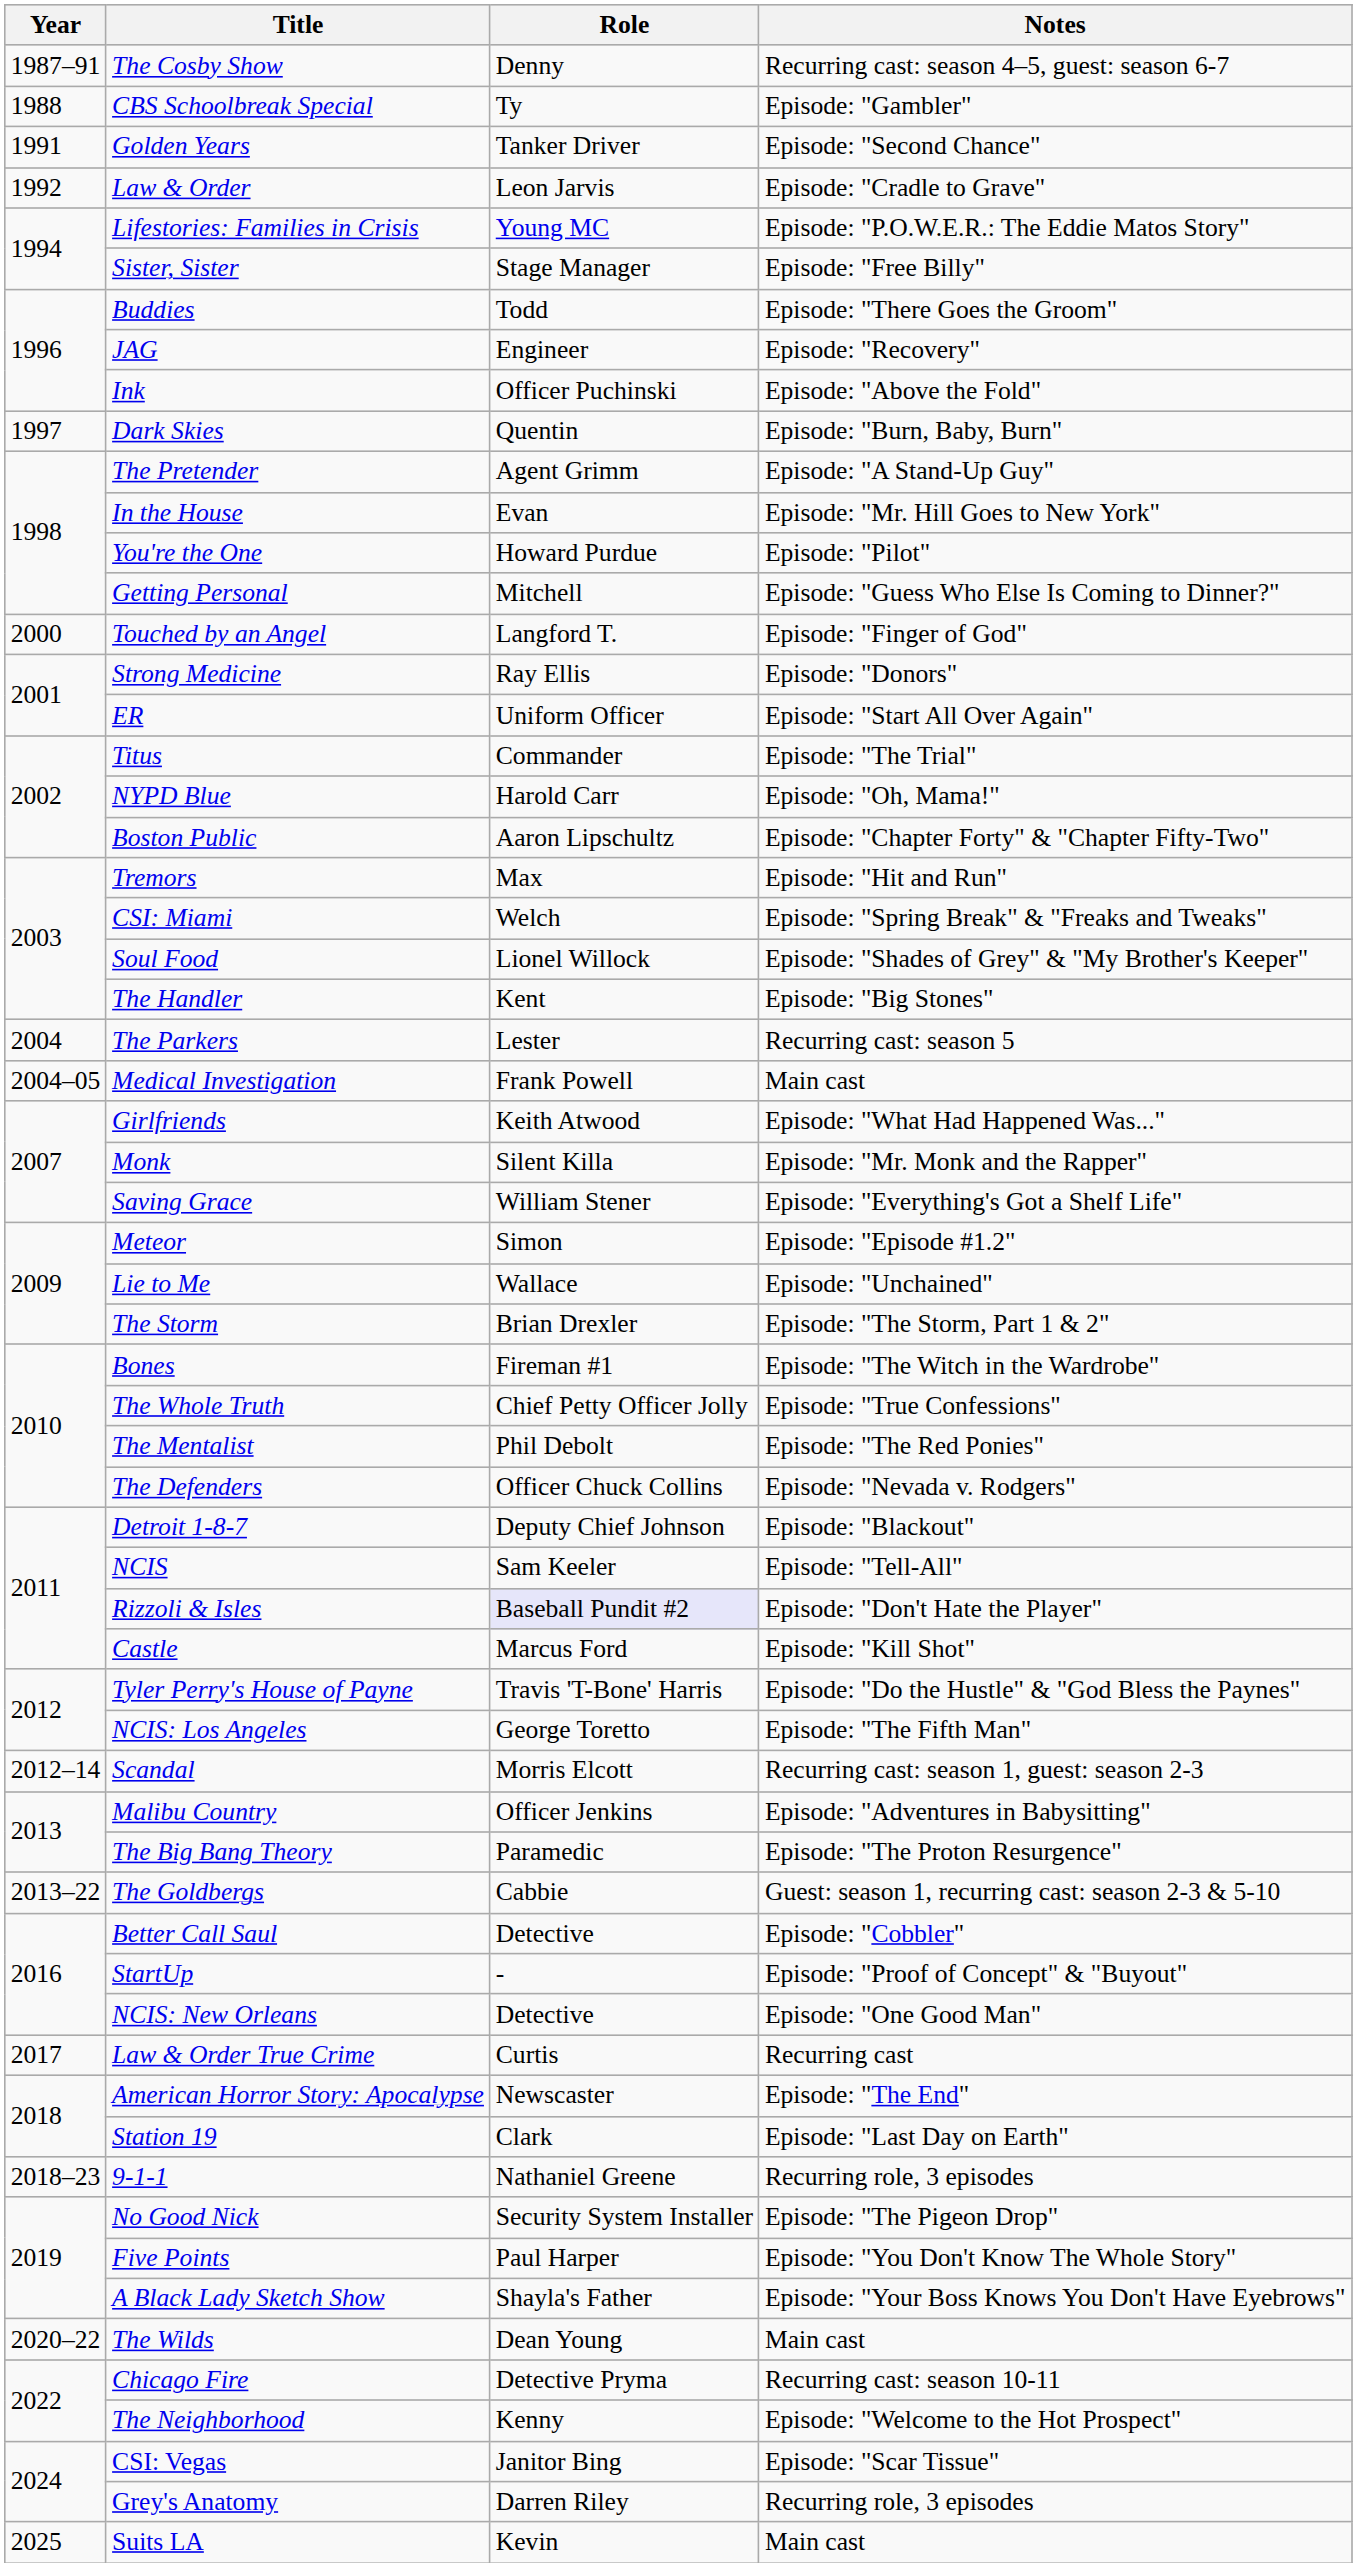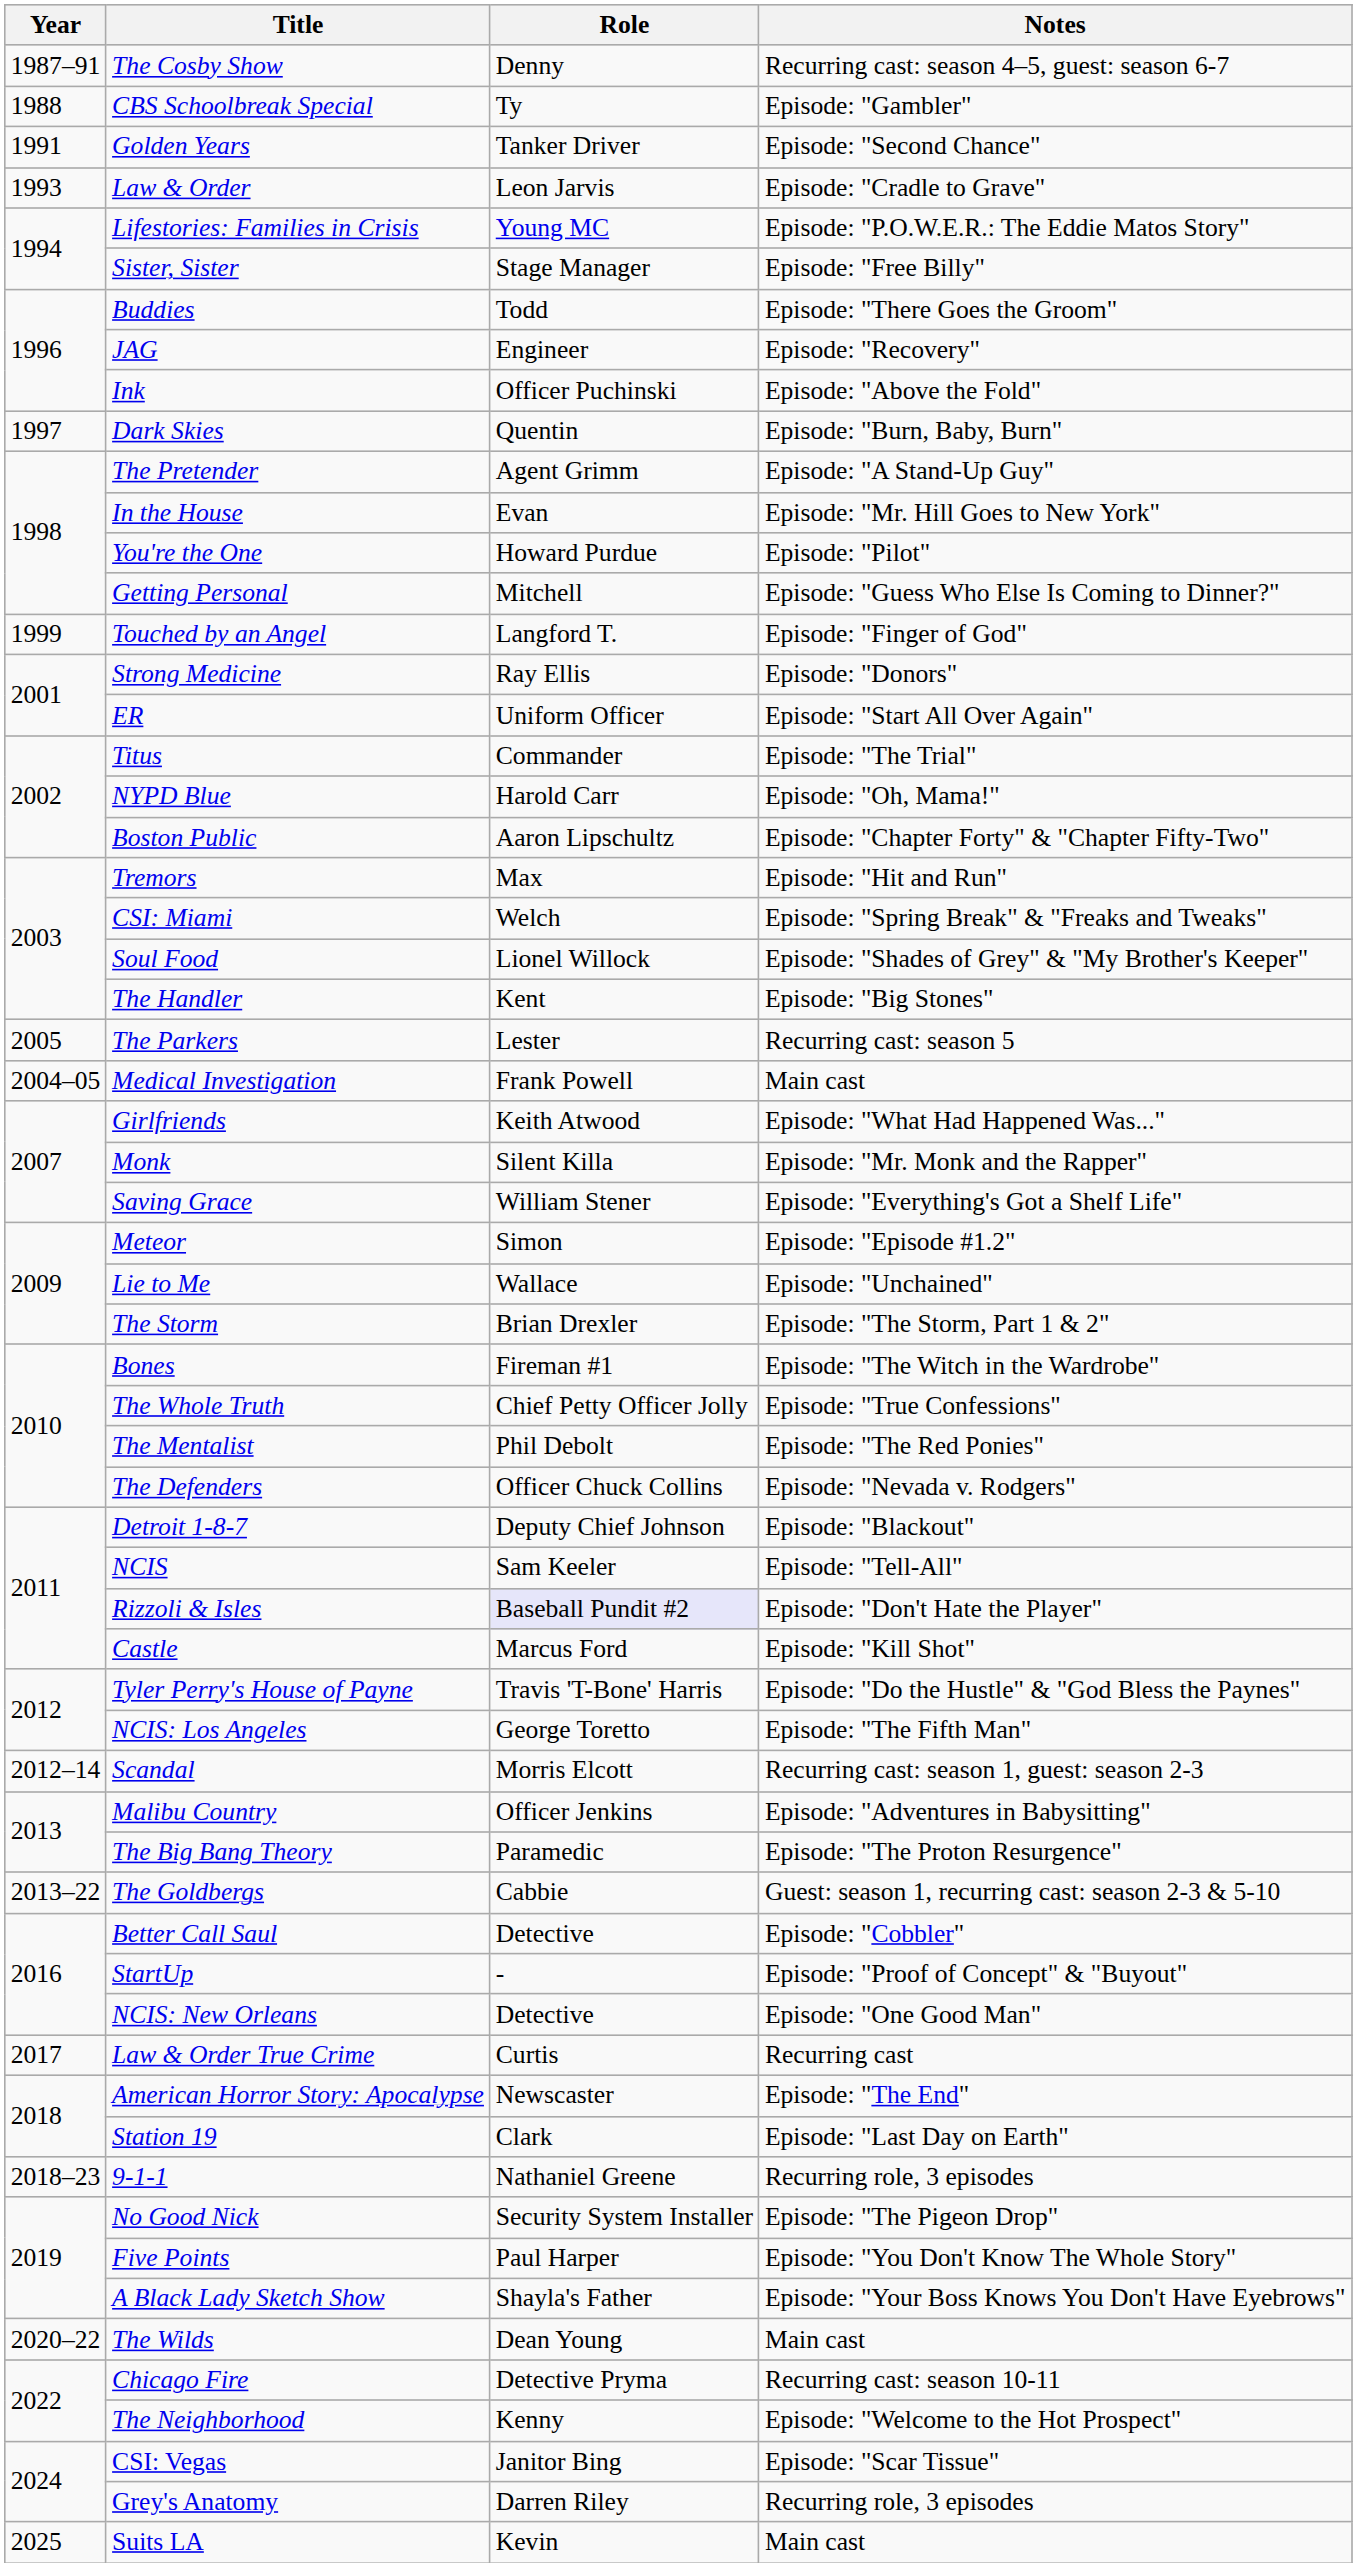(36, 187) 1992 -> (36, 187) 1993
(36, 633) 2000 -> (36, 633) 1999
(36, 1039) 2004 -> (36, 1039) 2005
